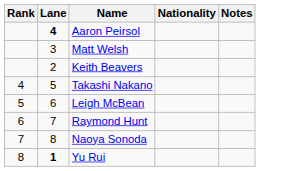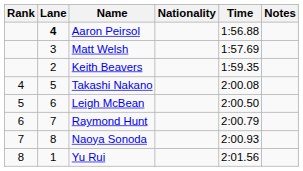+ column: (240, 13)
(53, 157) bold -> (53, 157) normal
